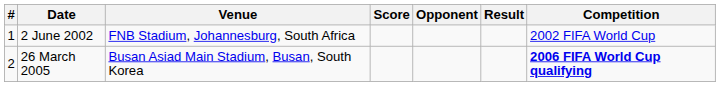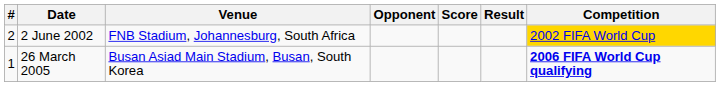columns swapped: (447, 14) <-> (392, 14)
(11, 35) 1 -> (11, 35) 2
(593, 35) no background -> (593, 35) gold background
(11, 63) 2 -> (11, 63) 1
